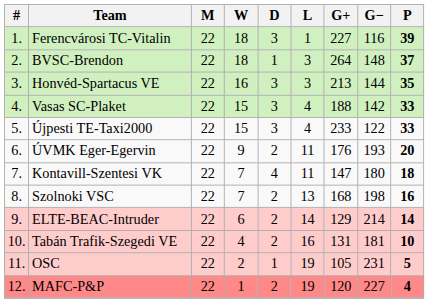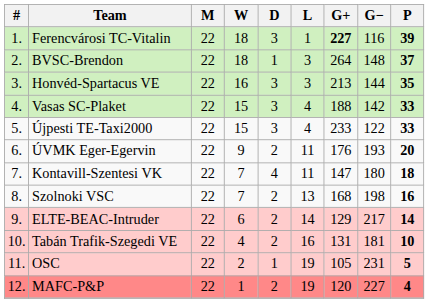(341, 38) normal -> (341, 38) bold
(374, 219) 214 -> (374, 219) 217
